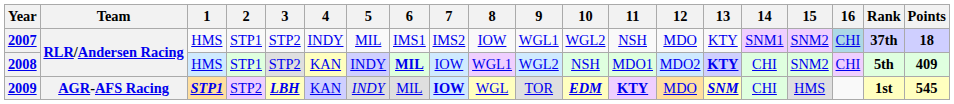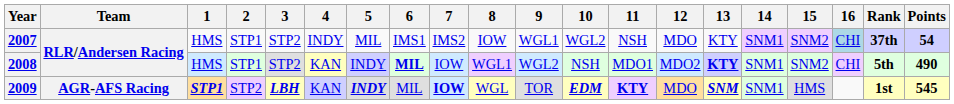(927, 40) 18 -> (927, 40) 54
(764, 64) CHI -> (764, 64) SNM1
(927, 64) 409 -> (927, 64) 490
(368, 88) normal -> (368, 88) bold
(764, 88) CHI -> (764, 88) SNM1
